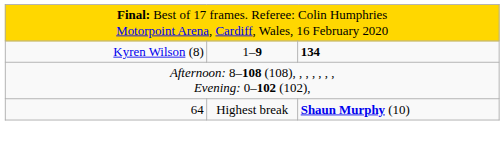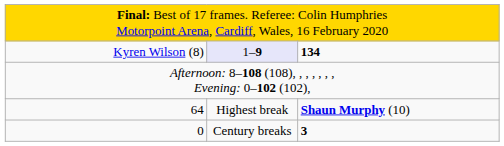(252, 51) no background -> (252, 51) lavender background
+ row: (200, 131)
